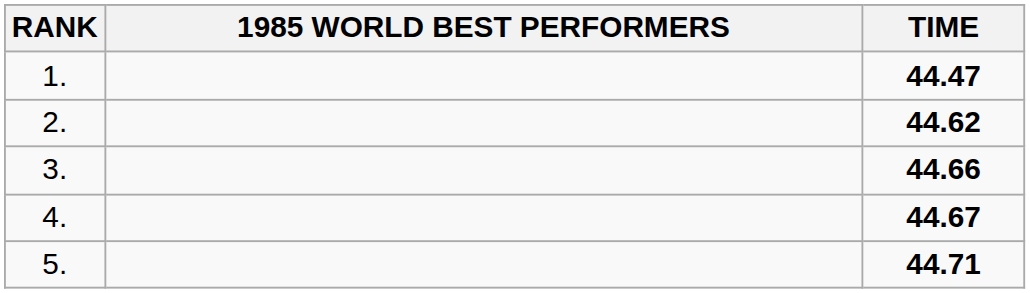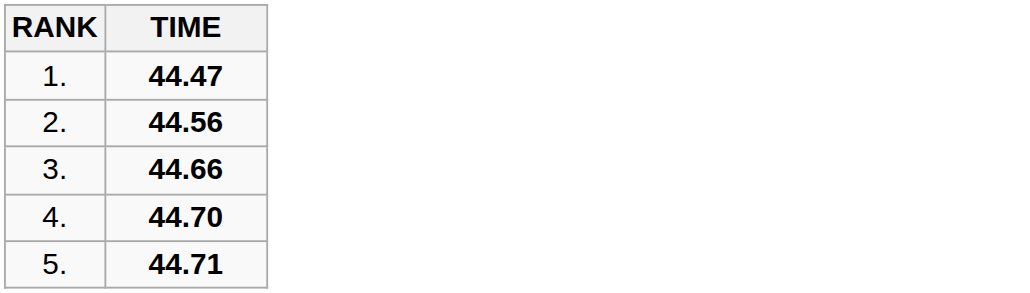- column: (483, 28)
(944, 122) 44.62 -> (186, 122) 44.56
(944, 216) 44.67 -> (186, 216) 44.70
